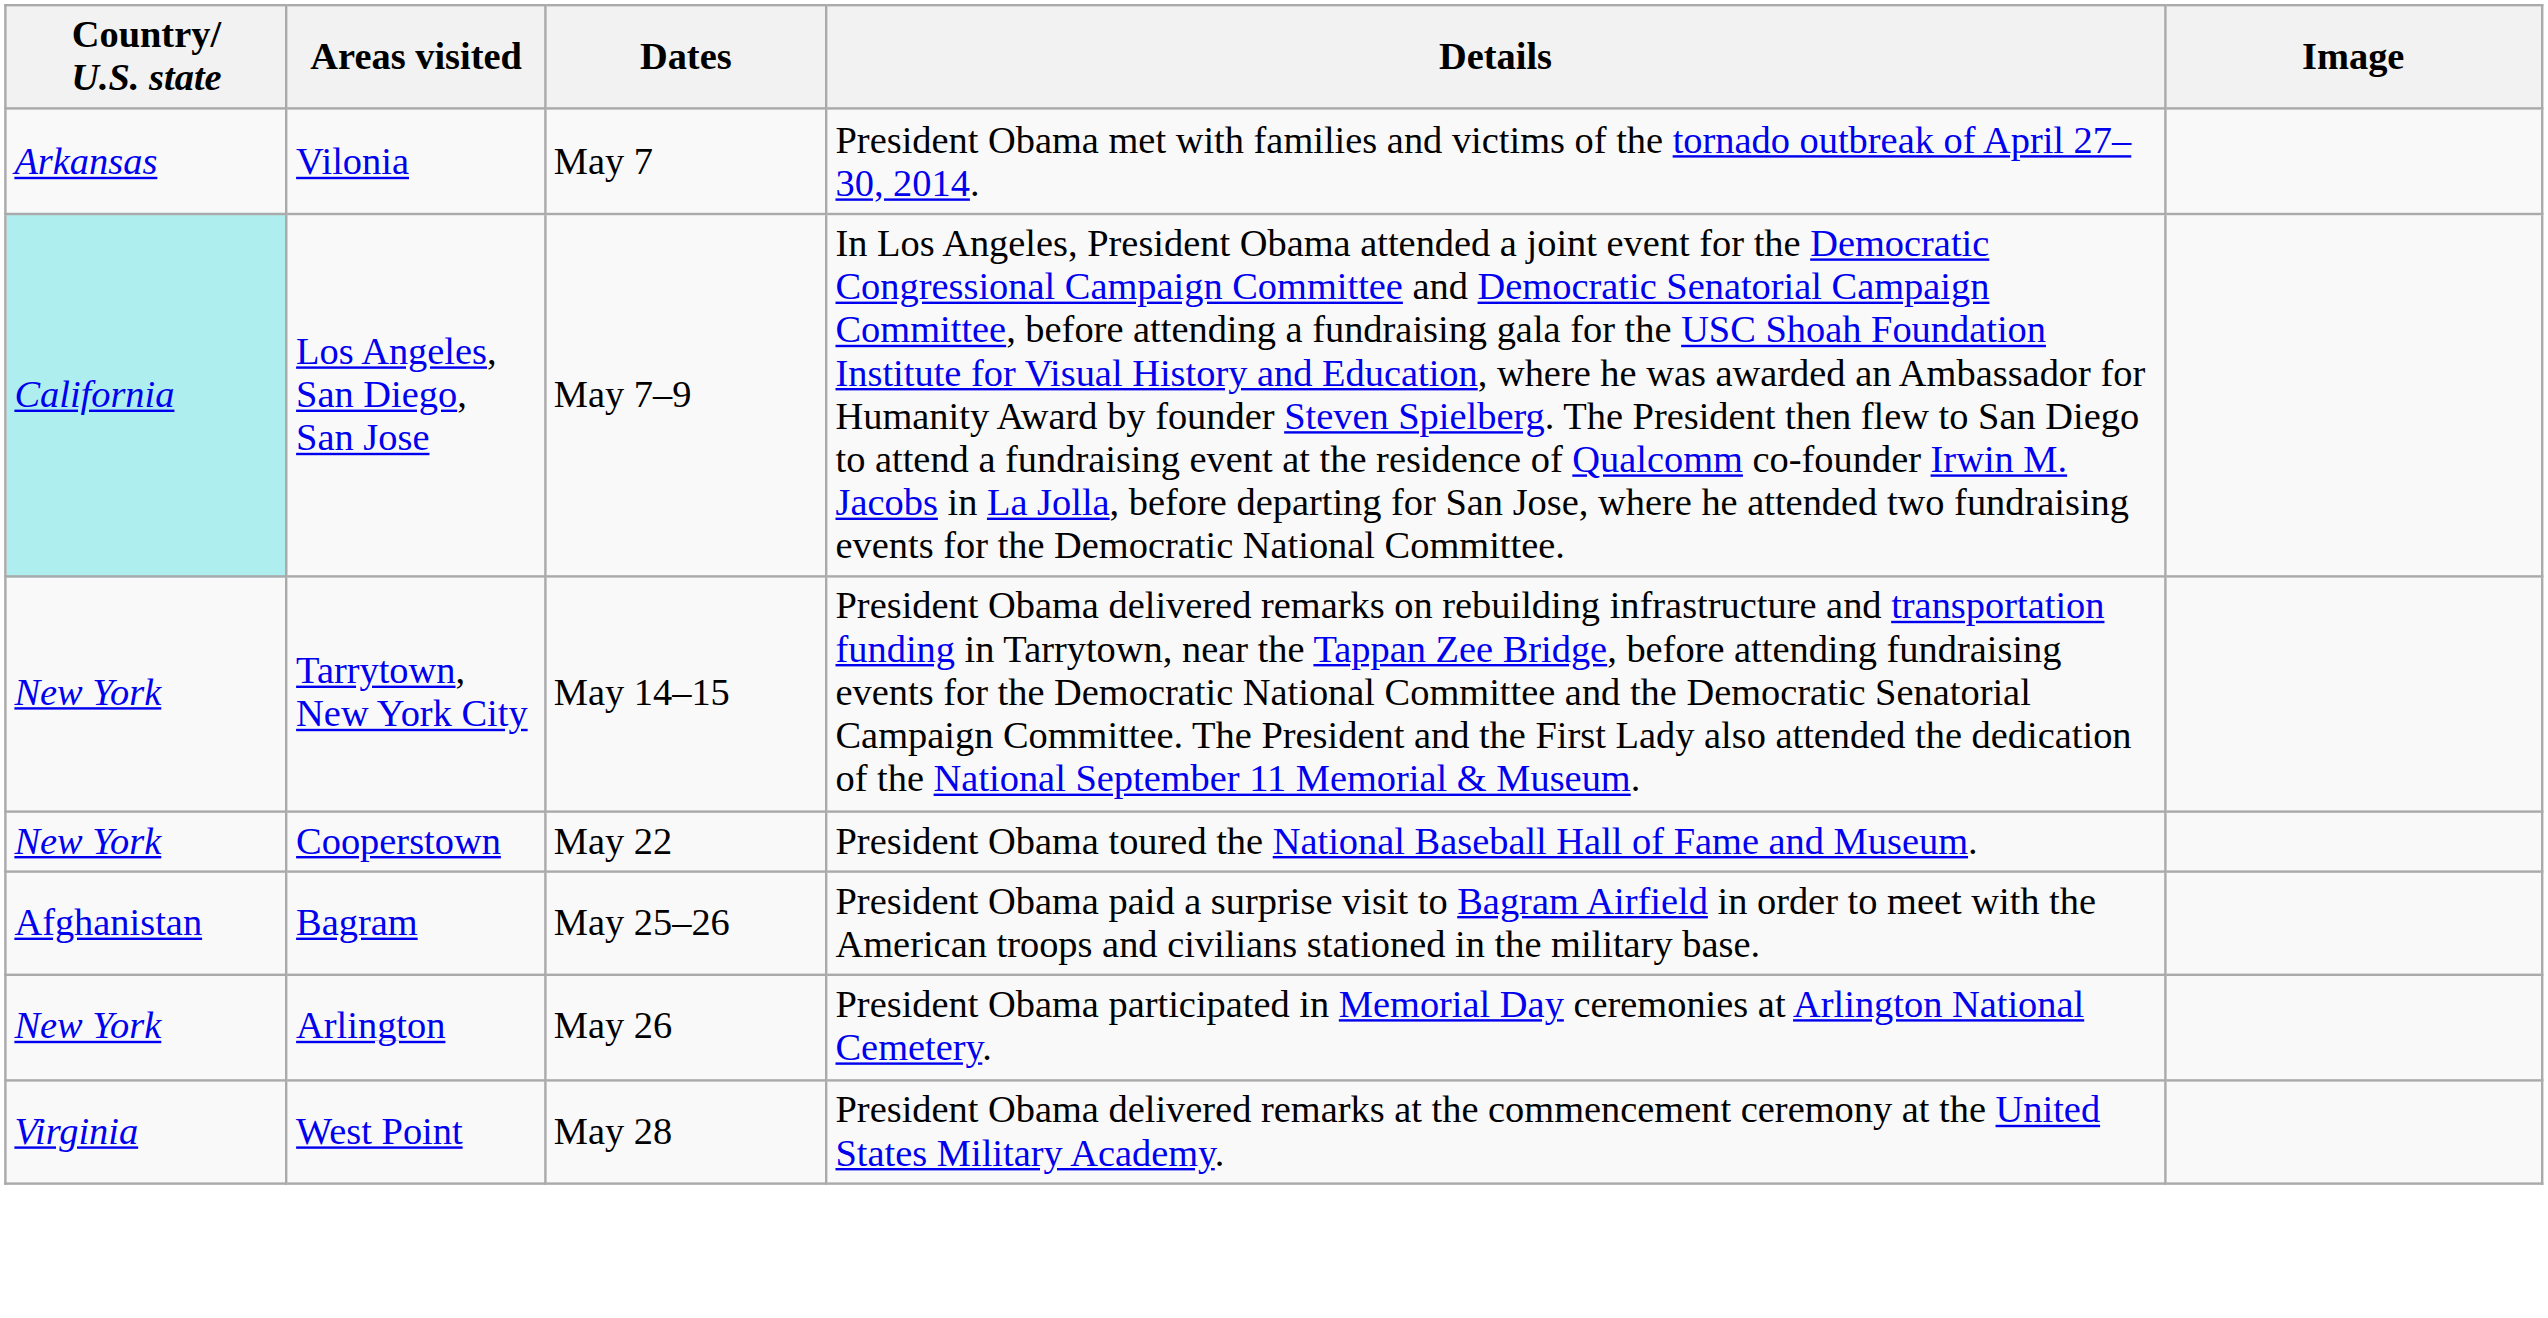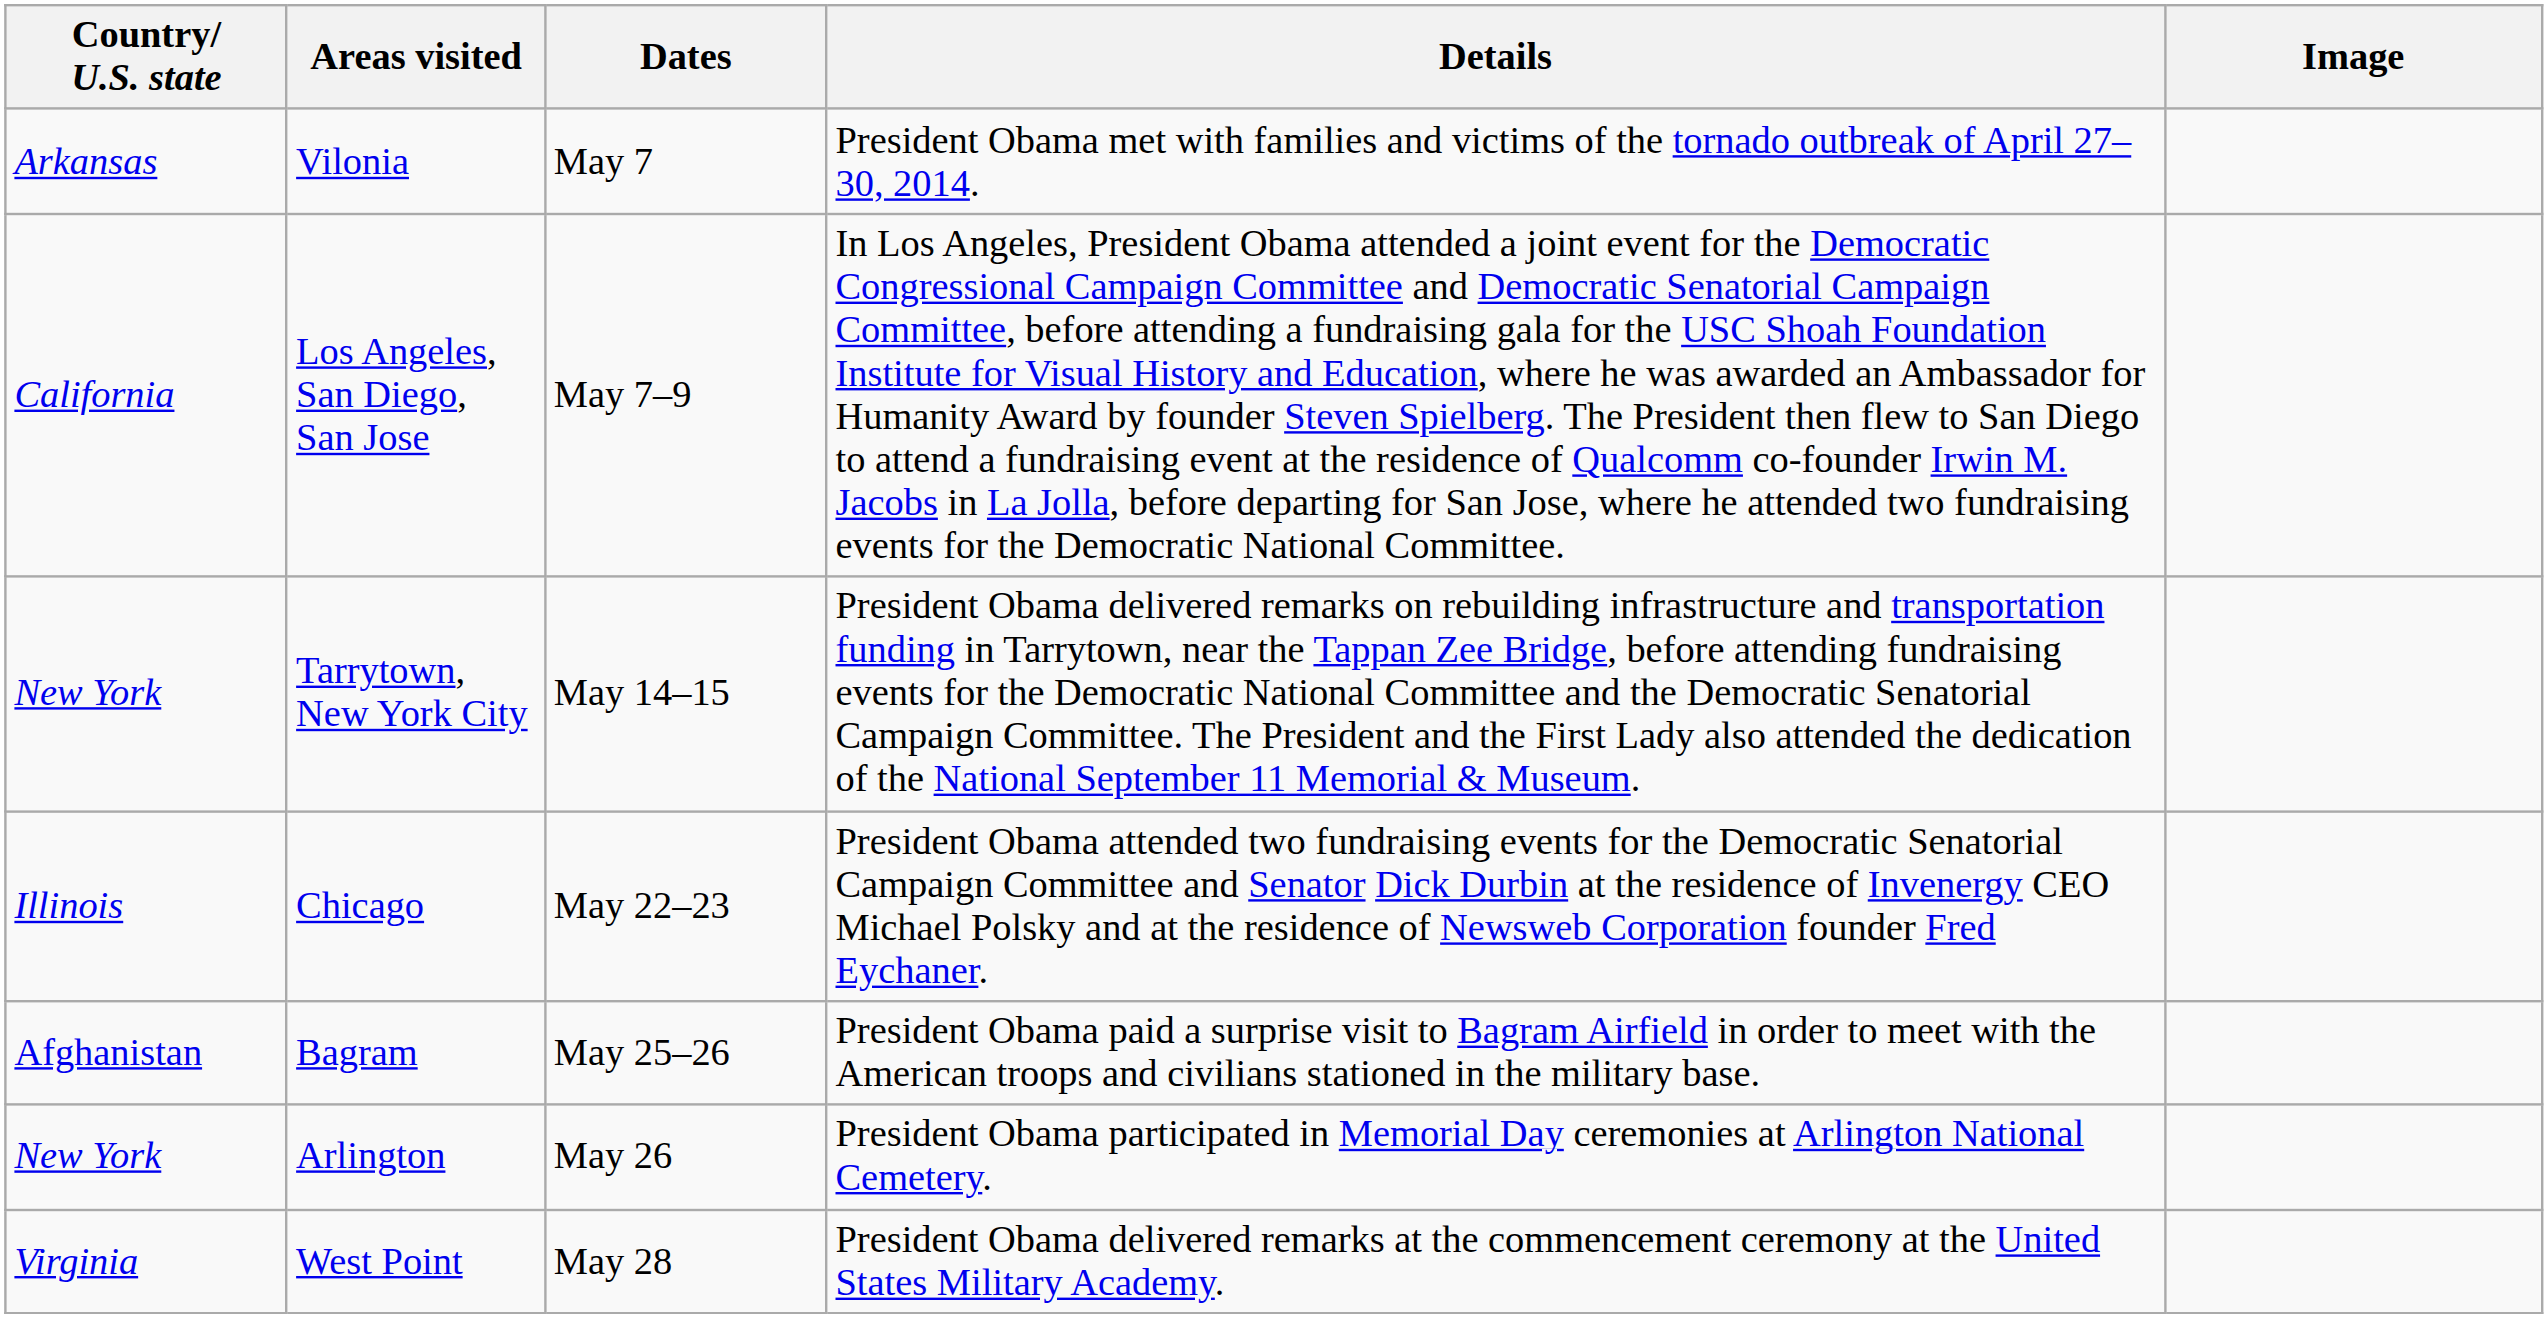(94, 394) paleturquoise background -> (94, 394) no background
- row: (398, 840)
+ row: (360, 904)
